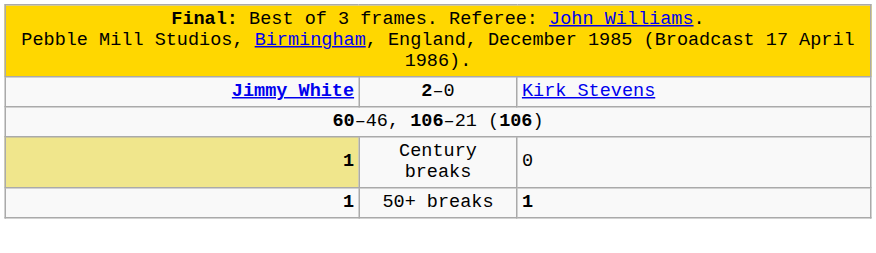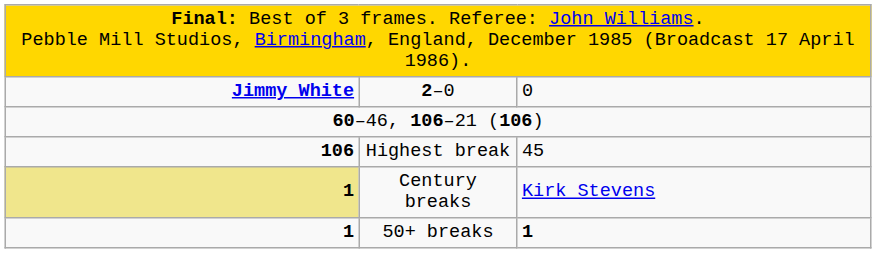(589, 92) Kirk Stevens -> (527, 92) 0
+ row: (438, 152)
(527, 162) 0 -> (589, 192) Kirk Stevens
